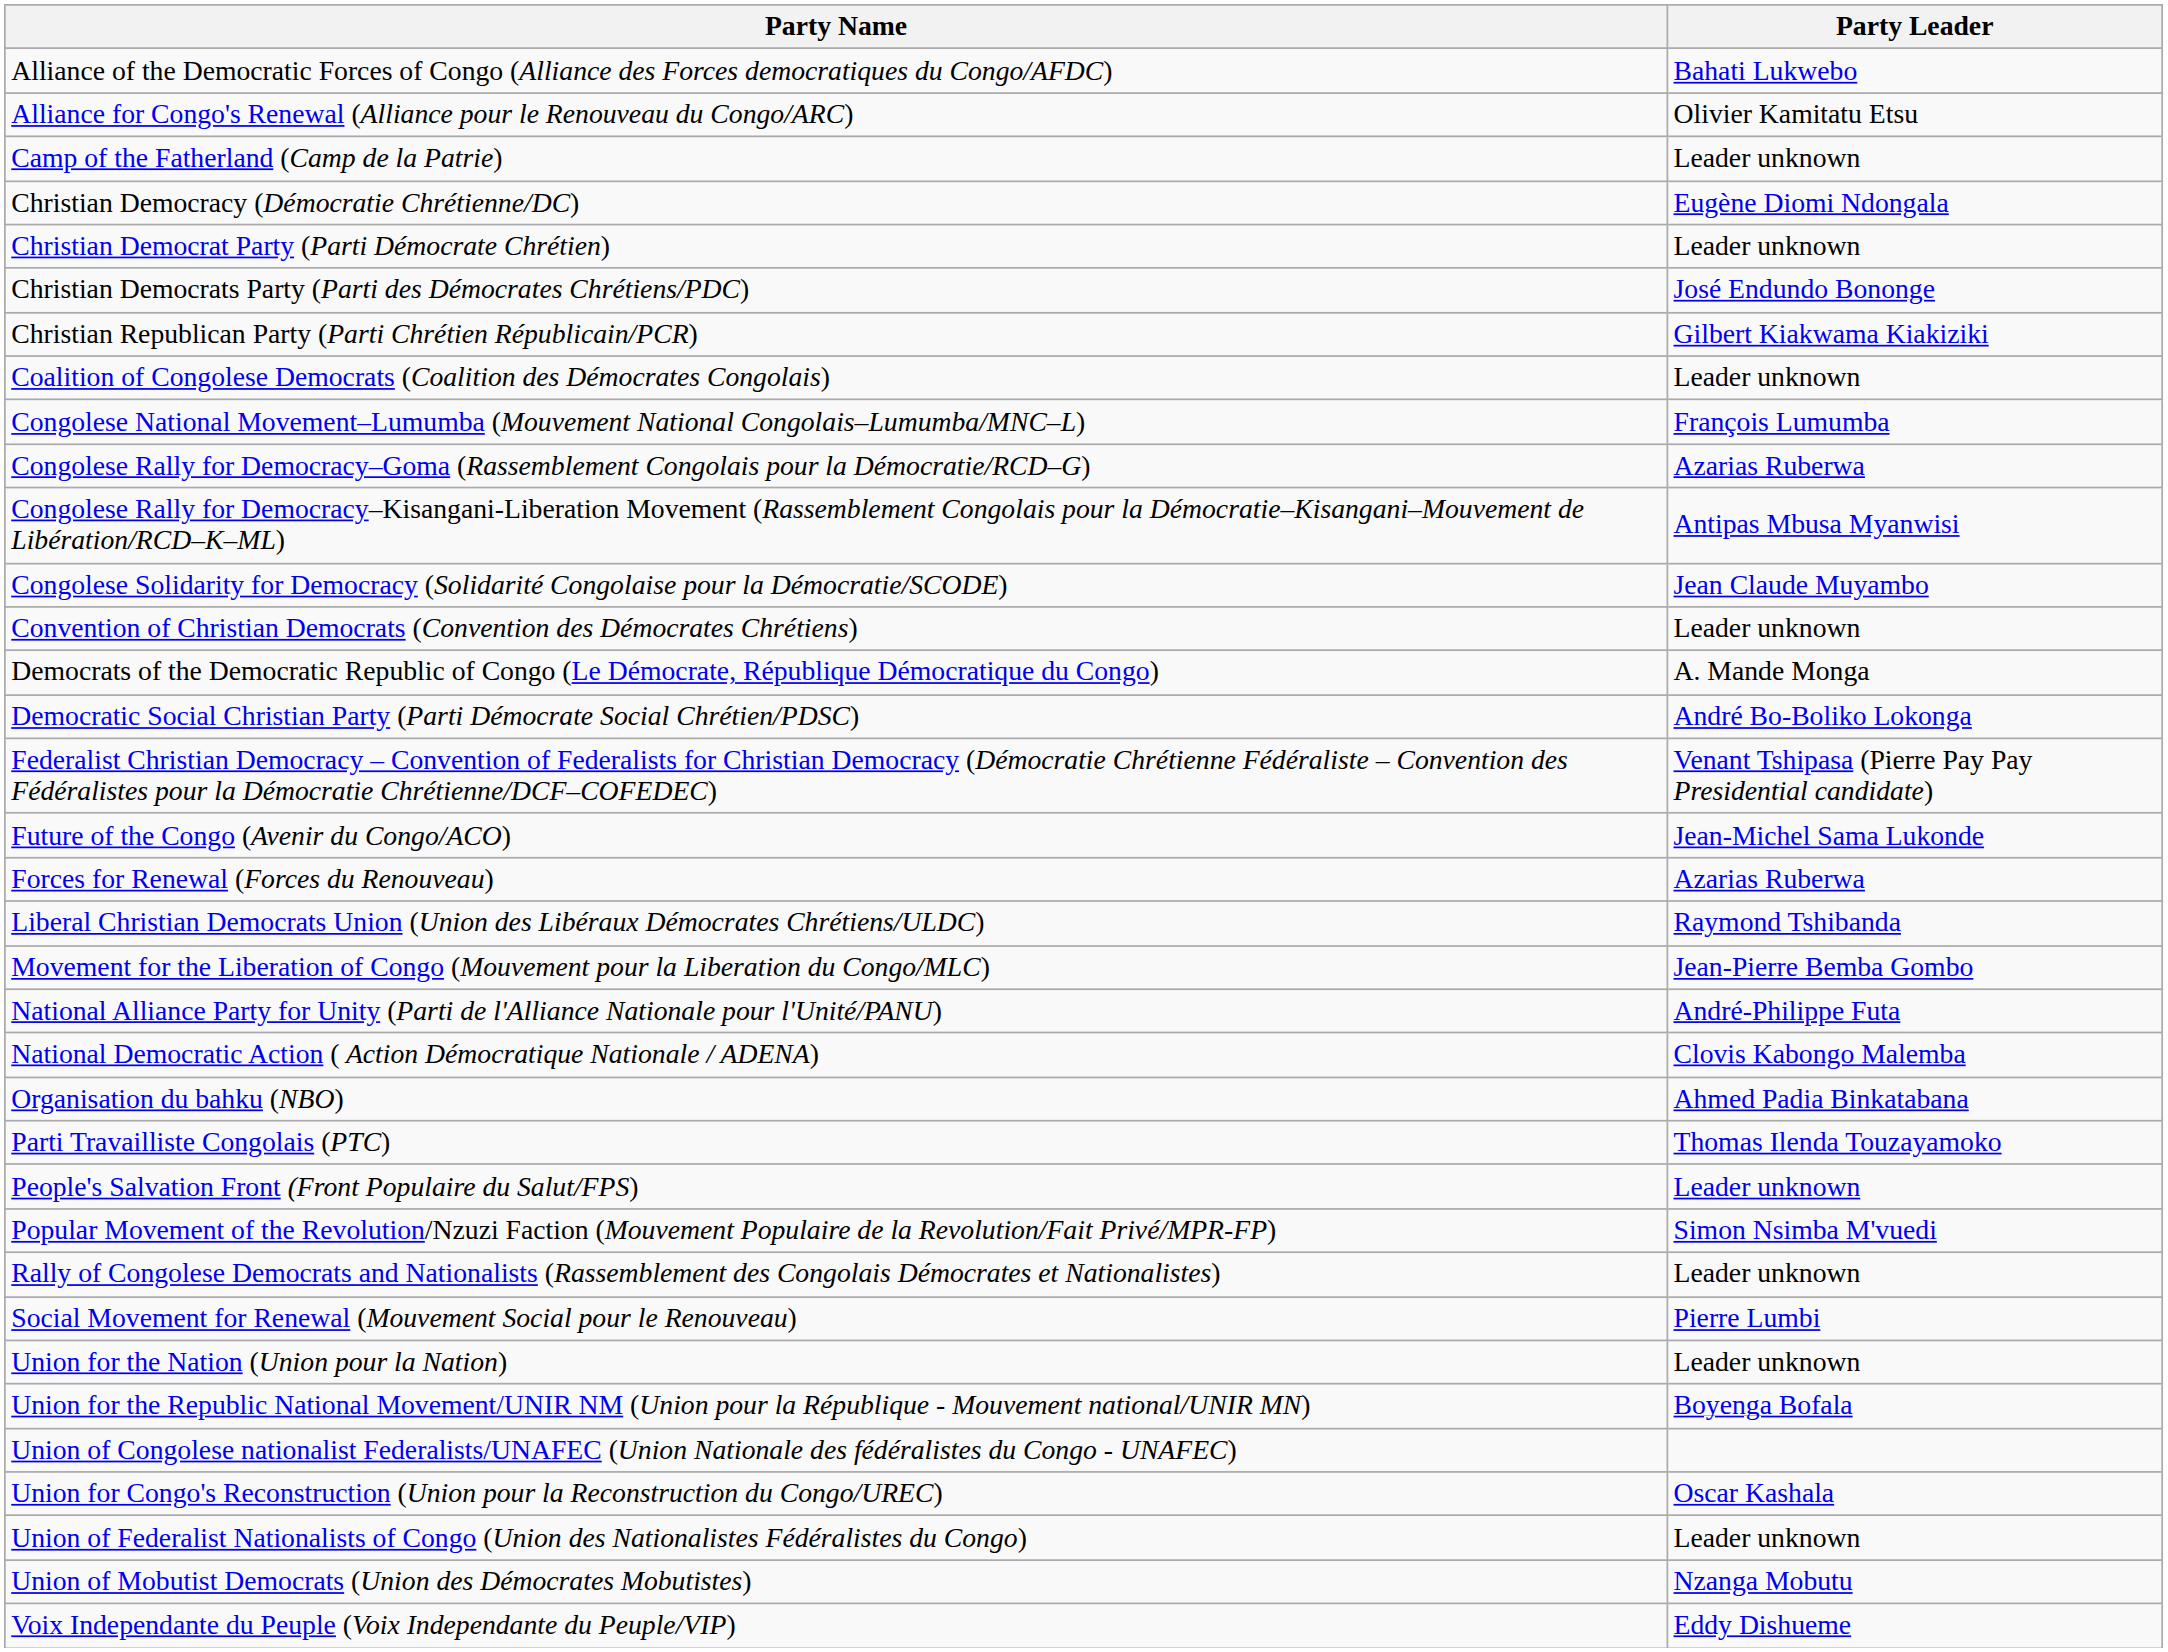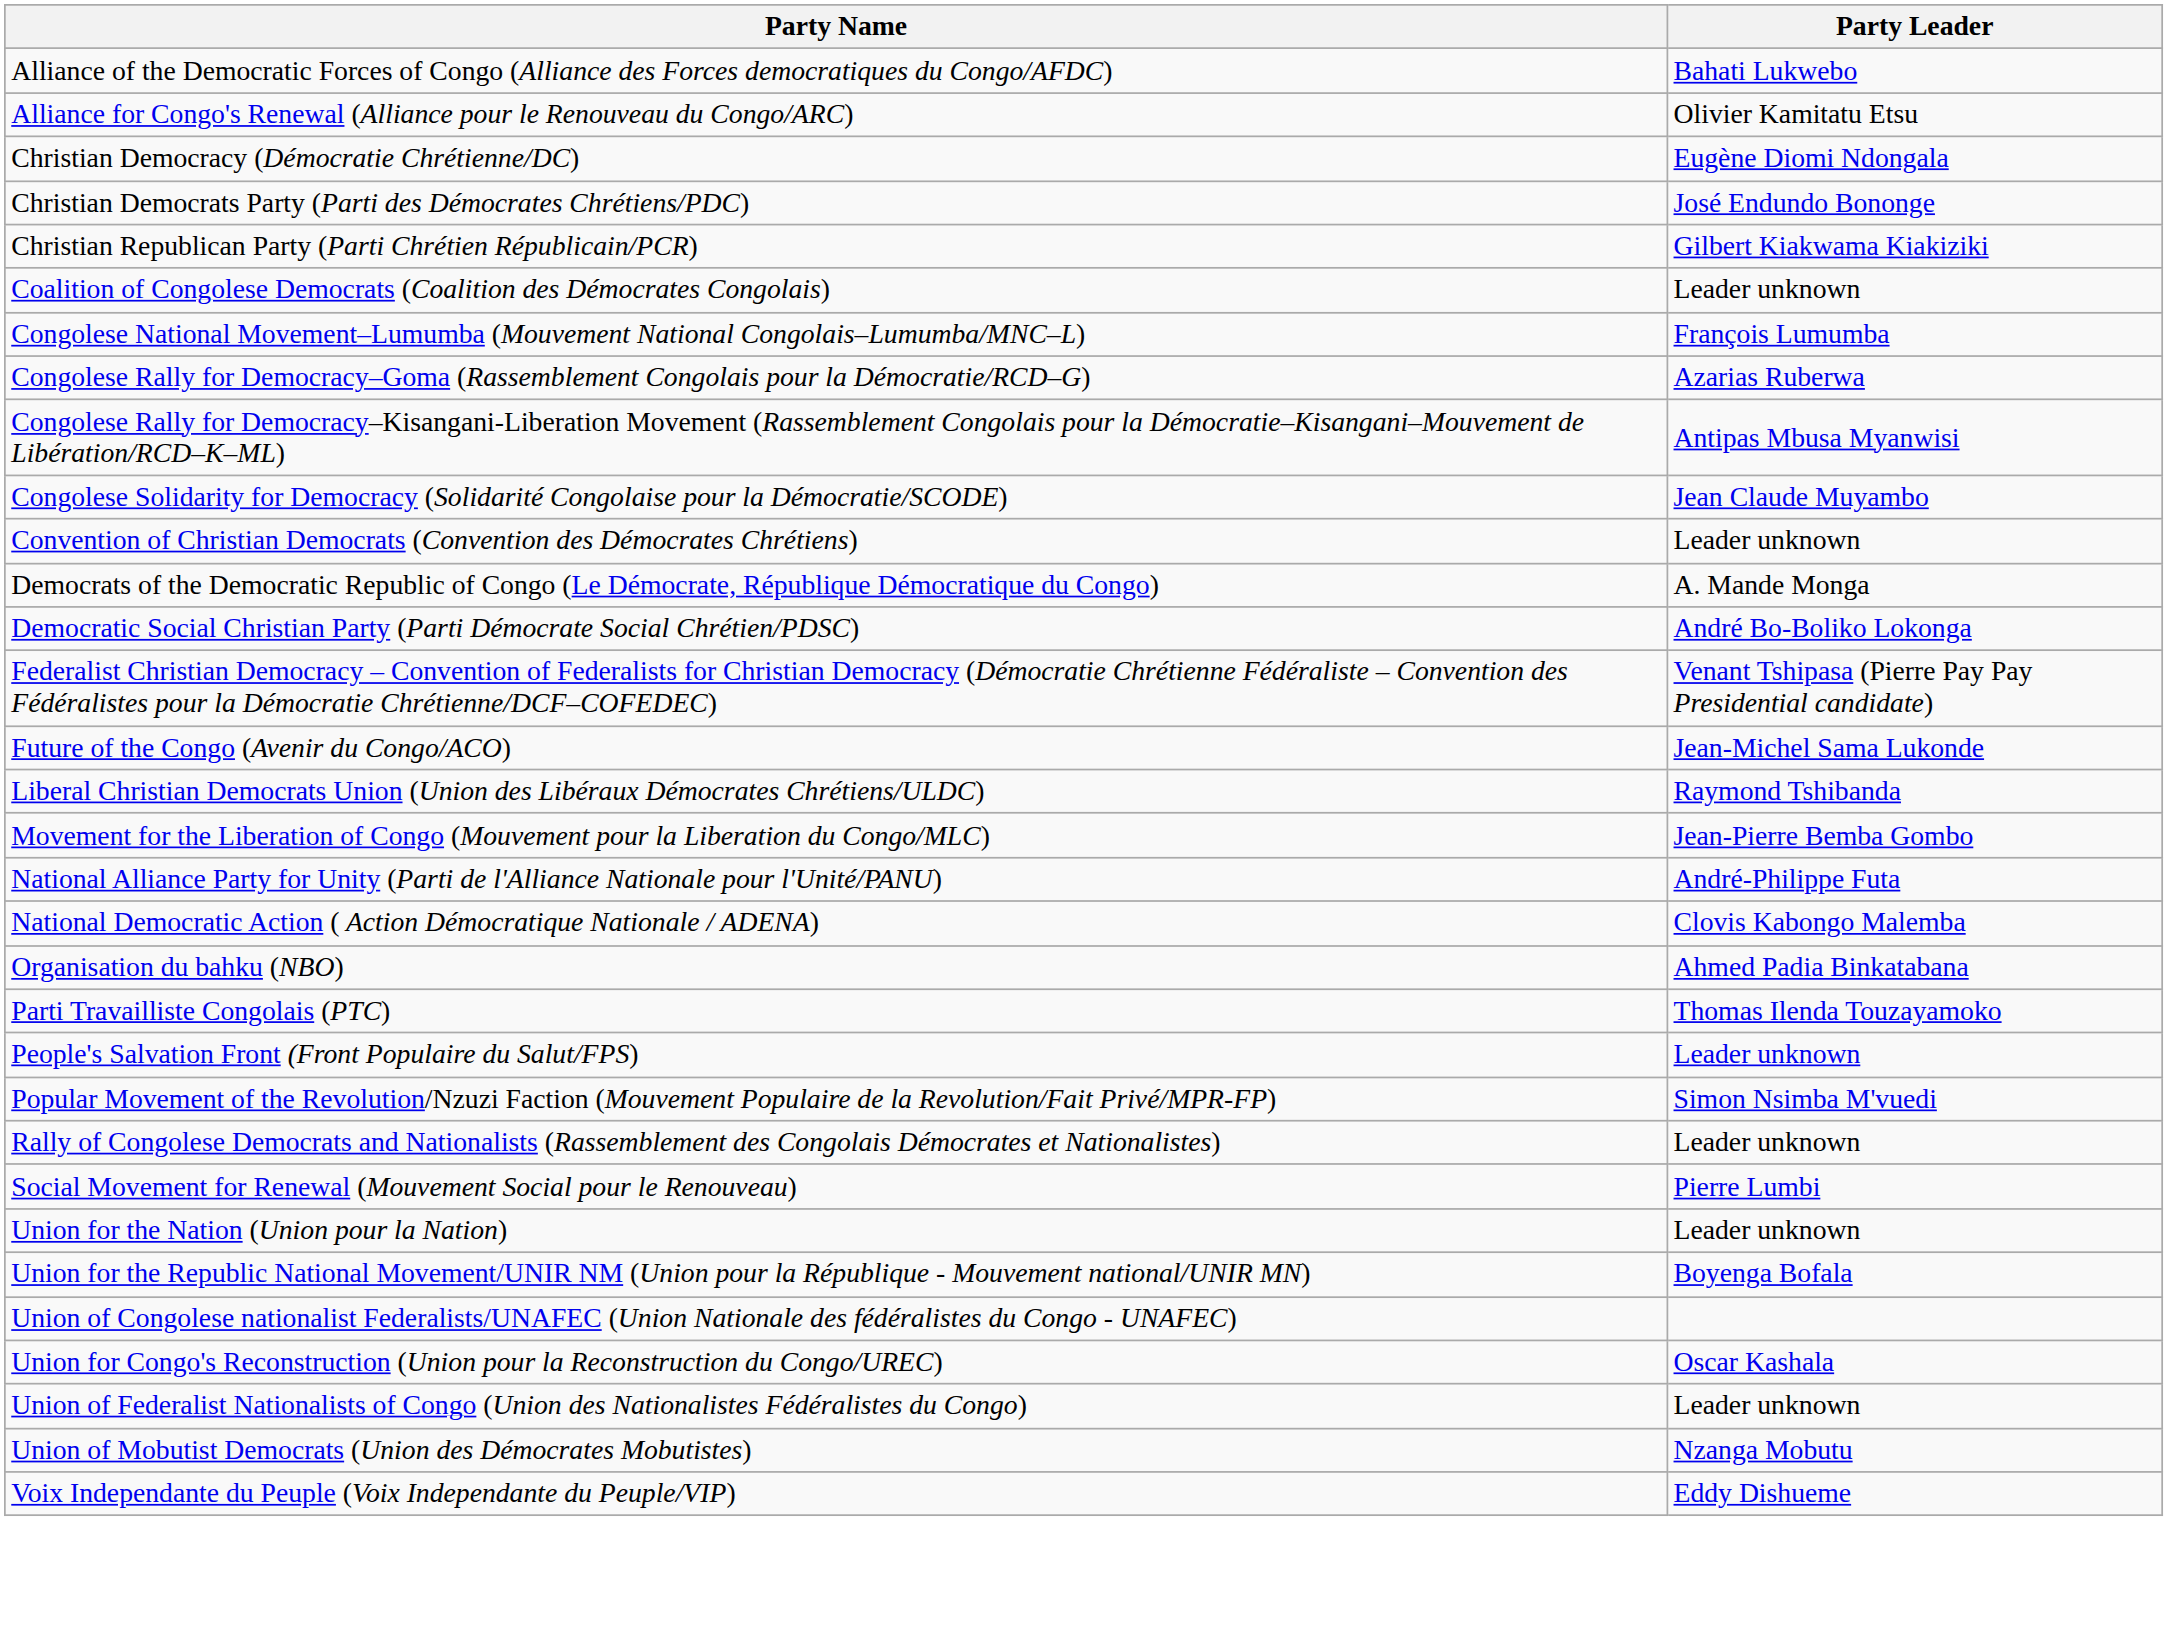- row: (257, 158)
- row: (311, 245)
- row: (252, 878)
